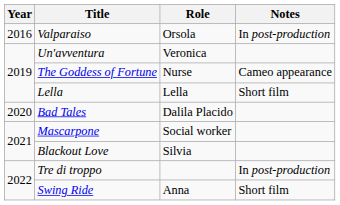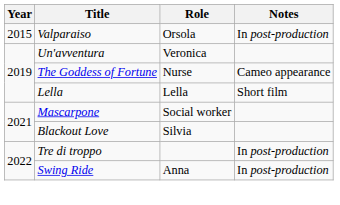(20, 33) 2016 -> (20, 33) 2015
- row: (62, 111)
(264, 190) Short film -> (283, 170) In post-production
